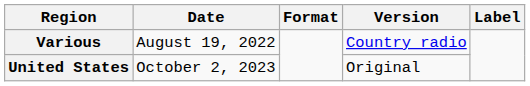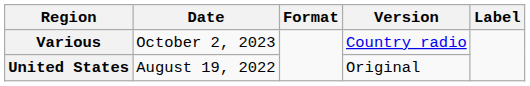(206, 42) August 19, 2022 -> (206, 42) October 2, 2023
(206, 68) October 2, 2023 -> (206, 68) August 19, 2022
